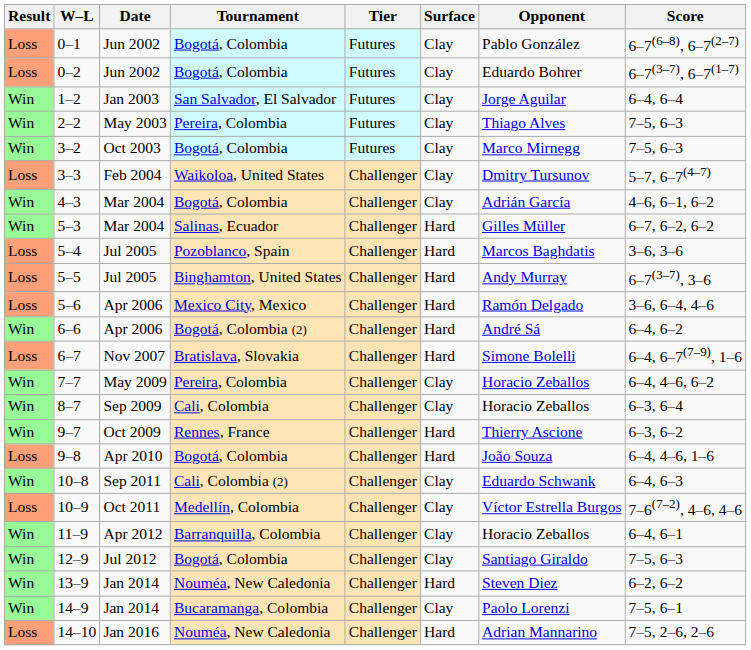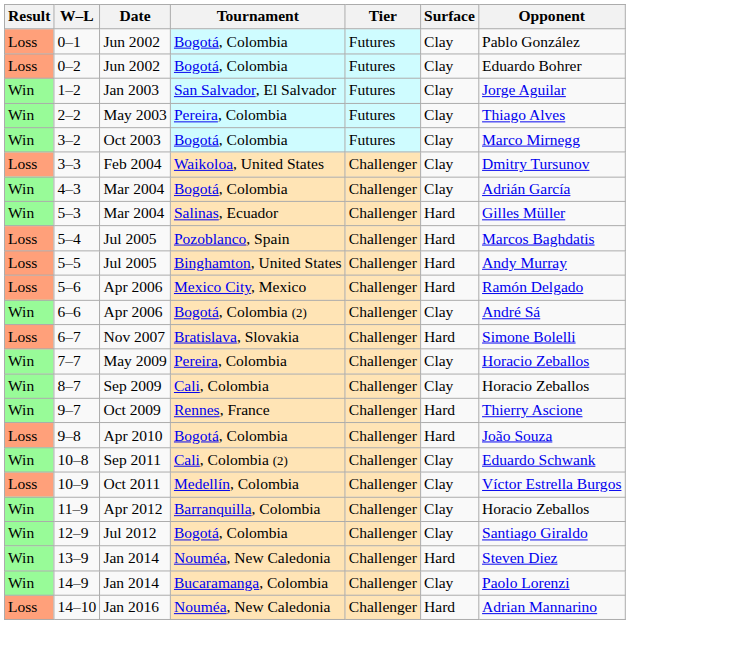- column: (685, 16)
(440, 328) Hard -> (439, 312) Clay
